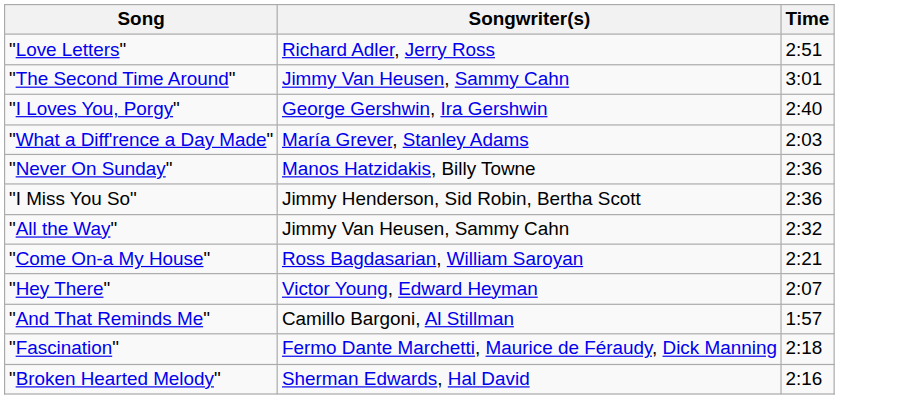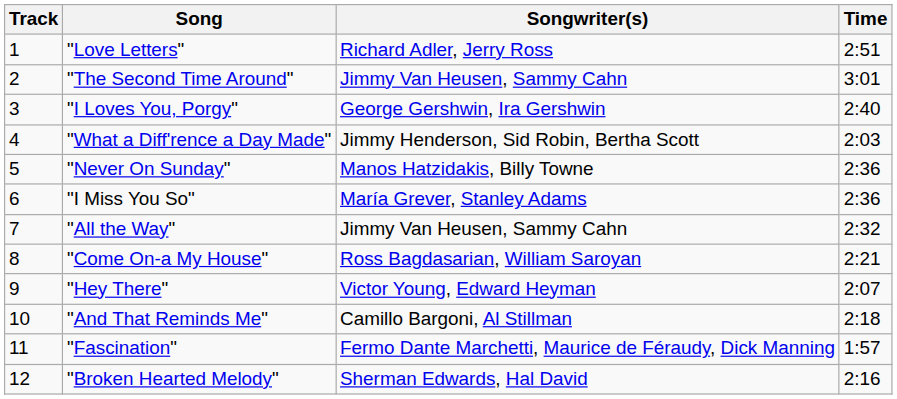+ column: (34, 19)
(405, 139) María Grever, Stanley Adams -> (519, 139) Jimmy Henderson, Sid Robin, Bertha Scott
(461, 199) Jimmy Henderson, Sid Robin, Bertha Scott -> (463, 199) María Grever, Stanley Adams
(804, 318) 1:57 -> (862, 318) 2:18
(804, 348) 2:18 -> (862, 348) 1:57
